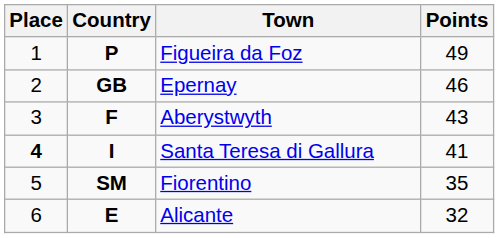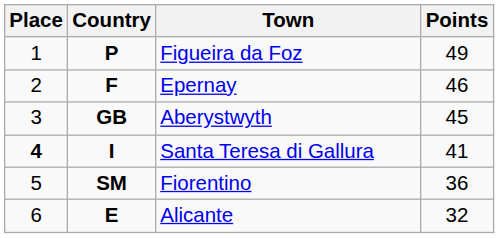(112, 85) GB -> (112, 85) F
(112, 118) F -> (112, 118) GB
(457, 118) 43 -> (457, 118) 45
(457, 183) 35 -> (457, 183) 36
